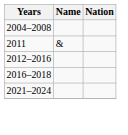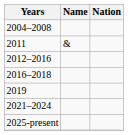+ row: (17, 91)
+ row: (32, 122)
